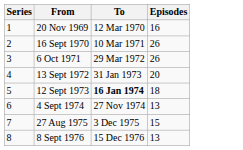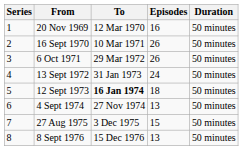+ column: (214, 12)
(155, 75) 20 -> (155, 75) 24
